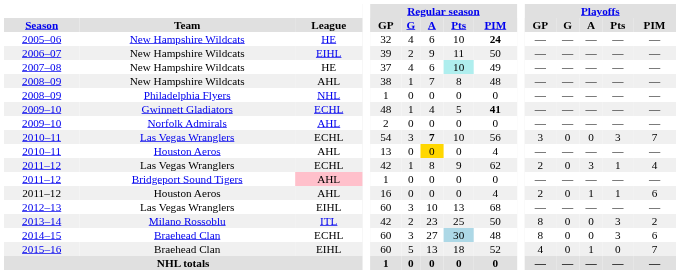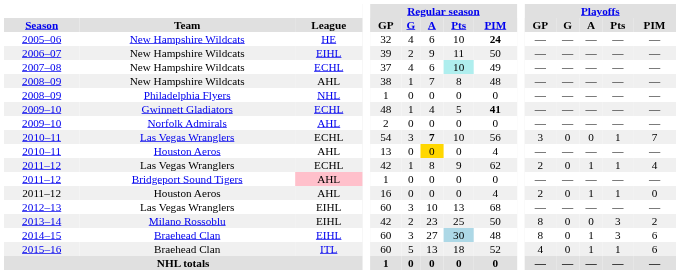(329, 67) HE -> (329, 67) ECHL
(618, 137) 3 -> (618, 137) 1
(591, 165) 3 -> (591, 165) 1
(654, 193) 6 -> (654, 193) 0
(329, 221) ITL -> (329, 221) EIHL
(329, 235) ECHL -> (329, 235) EIHL
(591, 235) 0 -> (591, 235) 1
(329, 249) EIHL -> (329, 249) ITL
(618, 249) 0 -> (618, 249) 1
(654, 249) 7 -> (654, 249) 6
